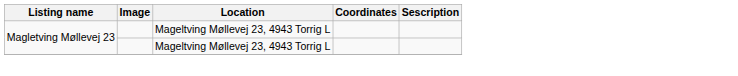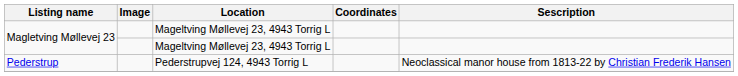+ row: (33, 63)
